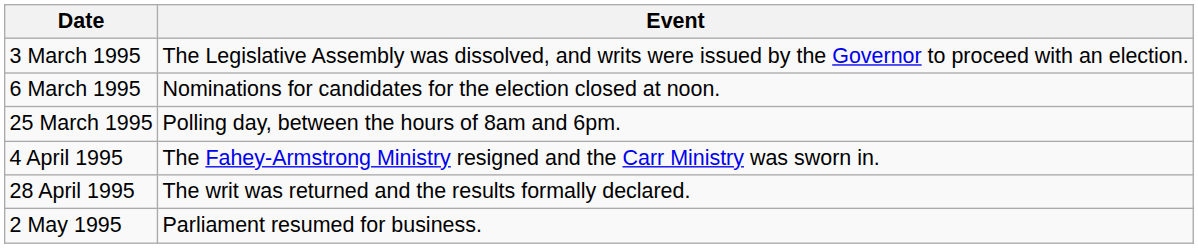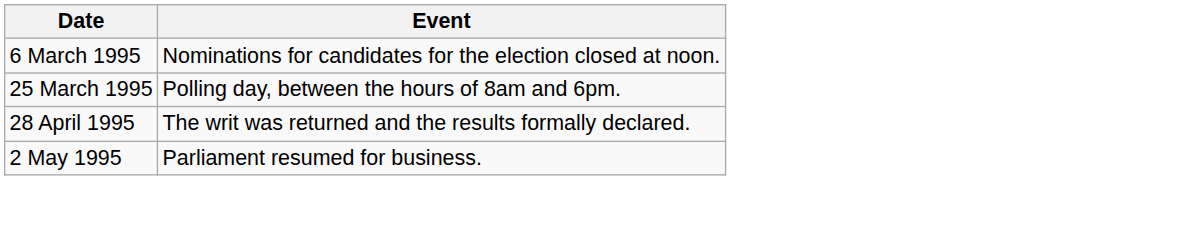- row: (75, 55)
- row: (66, 157)
